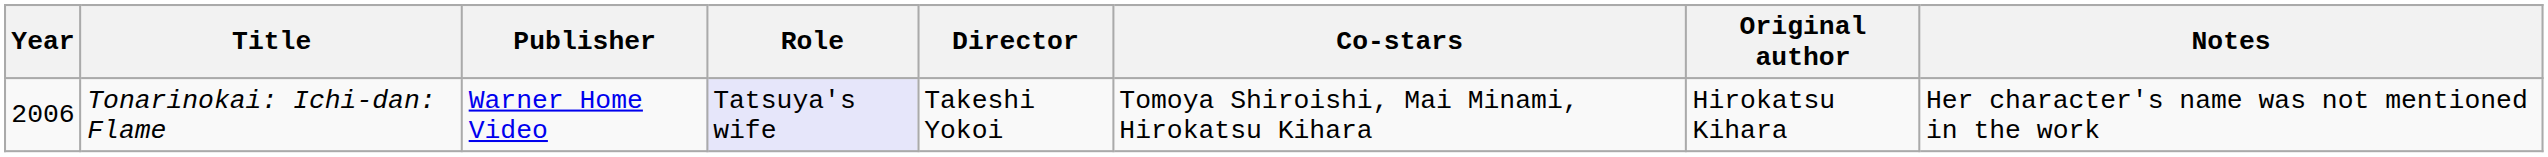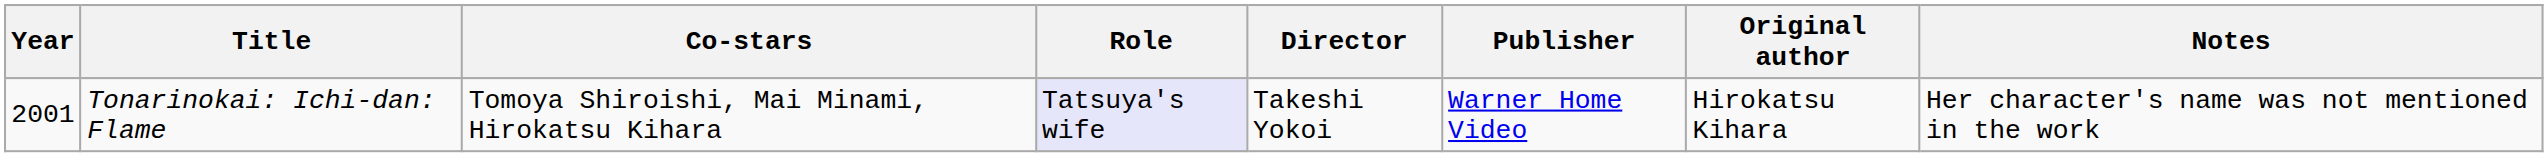columns swapped: (585, 42) <-> (1400, 42)
(43, 115) 2006 -> (43, 115) 2001
